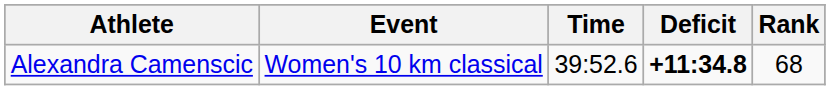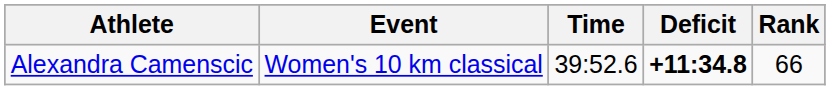(789, 64) 68 -> (789, 64) 66
